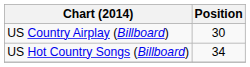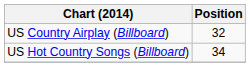(219, 33) 30 -> (219, 33) 32
